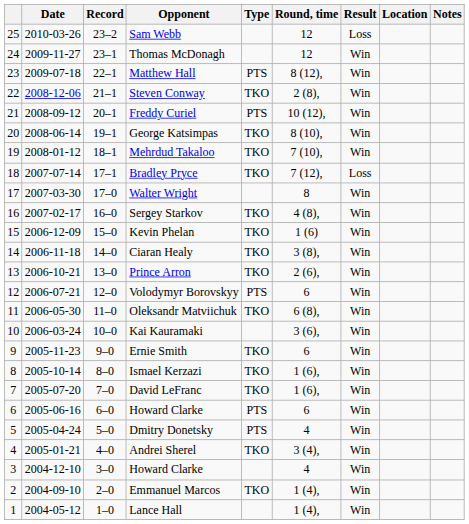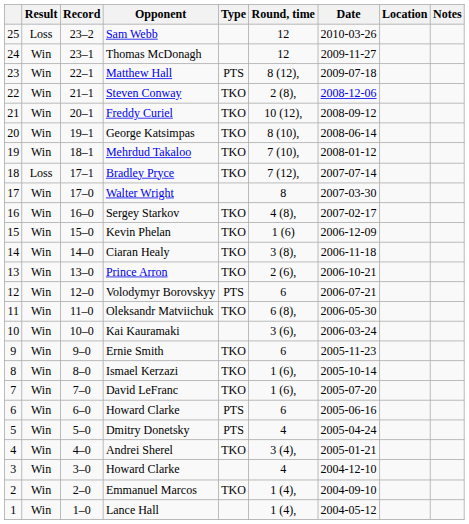columns swapped: (360, 14) <-> (53, 14)
(257, 113) PTS -> (233, 113) TKO
